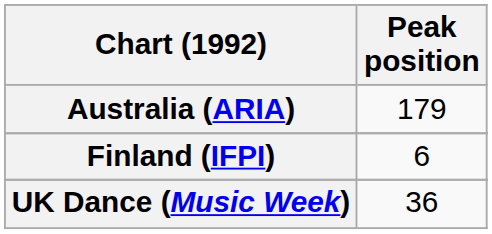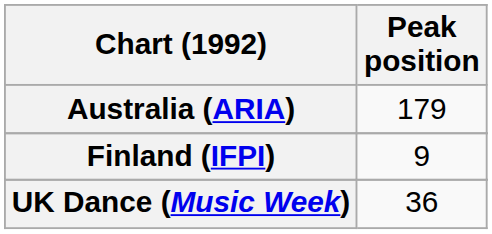(422, 155) 6 -> (422, 155) 9
